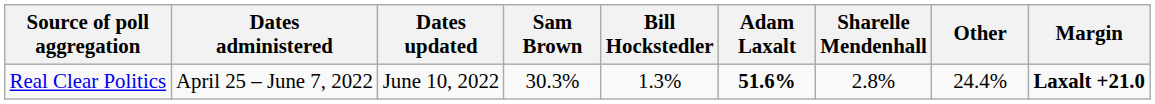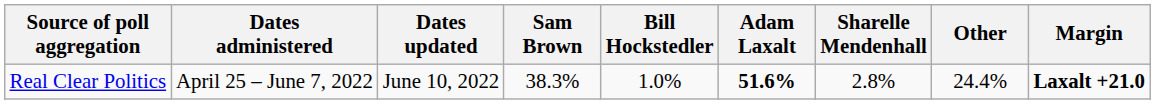(553, 81) 30.3% -> (553, 81) 38.3%
(660, 81) 1.3% -> (660, 81) 1.0%
